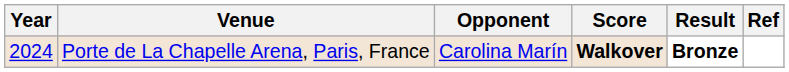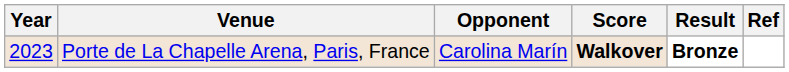(31, 51) 2024 -> (31, 51) 2023
